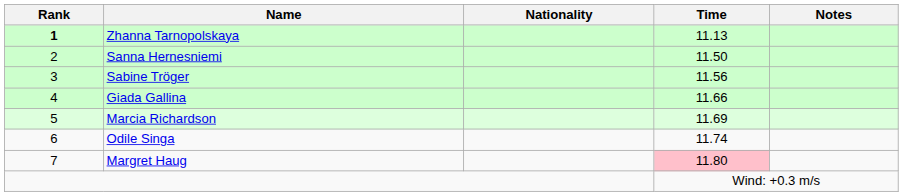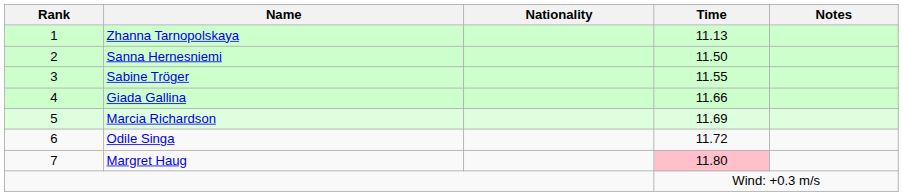(54, 35) bold -> (54, 35) normal
(712, 77) 11.56 -> (712, 77) 11.55
(712, 139) 11.74 -> (712, 139) 11.72
